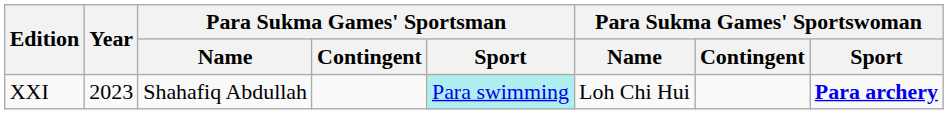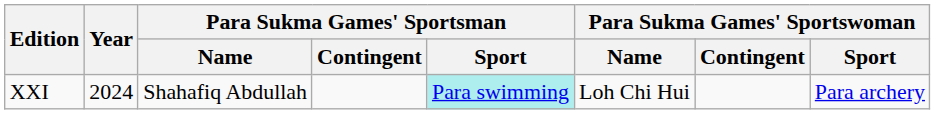(111, 91) 2023 -> (111, 91) 2024
(876, 91) bold -> (870, 91) normal
